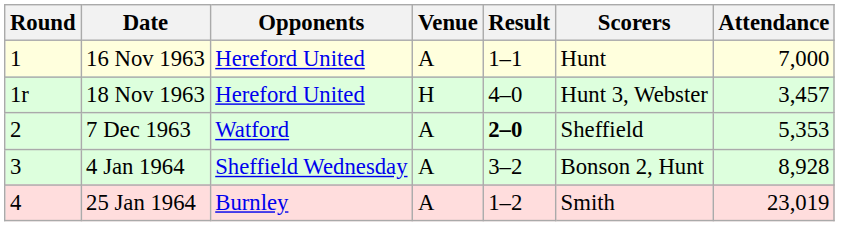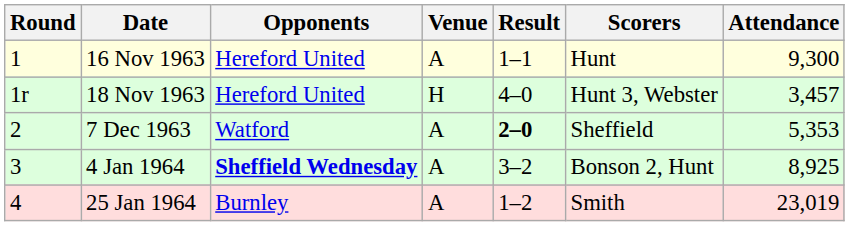(804, 58) 7,000 -> (814, 58) 9,300
(311, 166) normal -> (316, 166) bold
(804, 166) 8,928 -> (814, 166) 8,925
